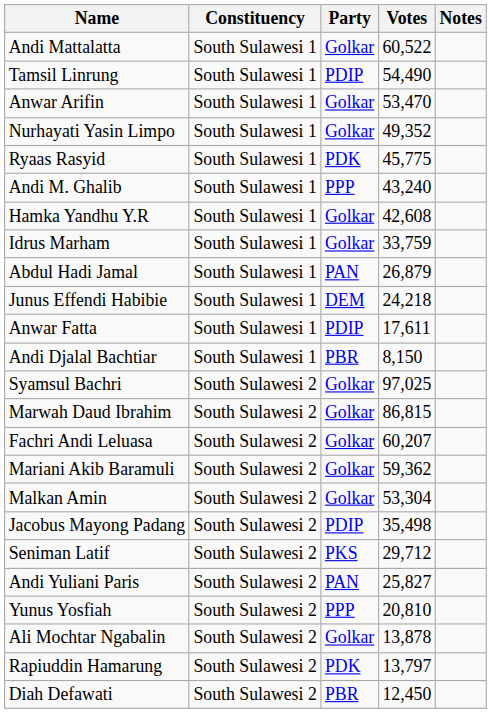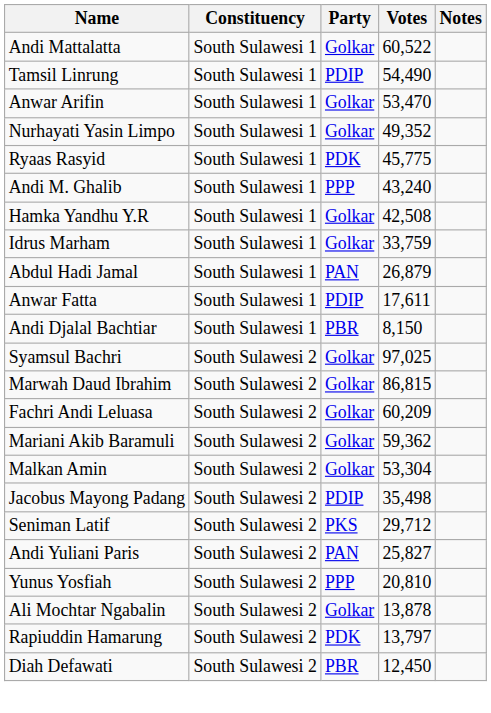(407, 215) 42,608 -> (407, 215) 42,508
- row: (88, 300)
(407, 441) 60,207 -> (407, 412) 60,209
